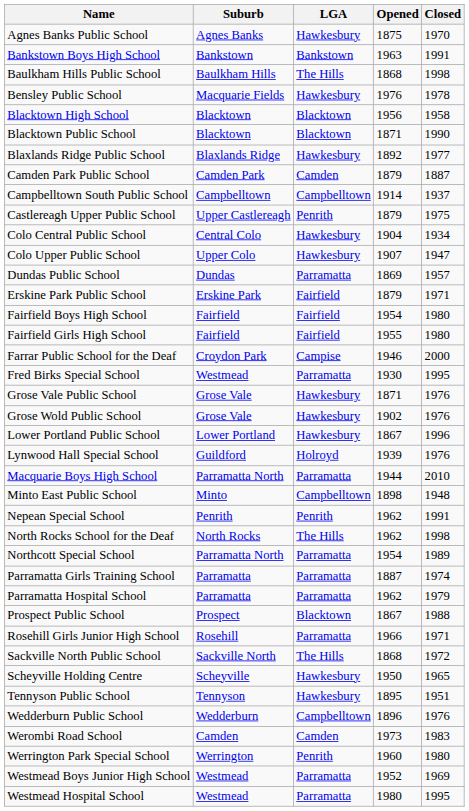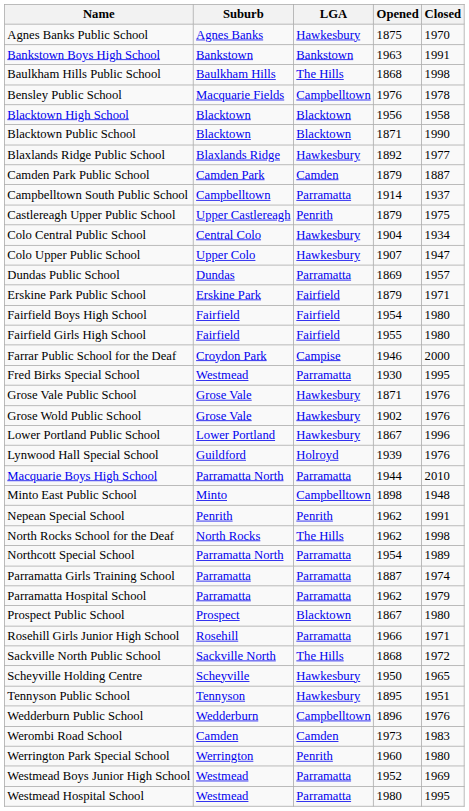(328, 94) Hawkesbury -> (334, 94) Campbelltown
(334, 194) Campbelltown -> (324, 194) Parramatta
(437, 615) 1988 -> (437, 615) 1980
